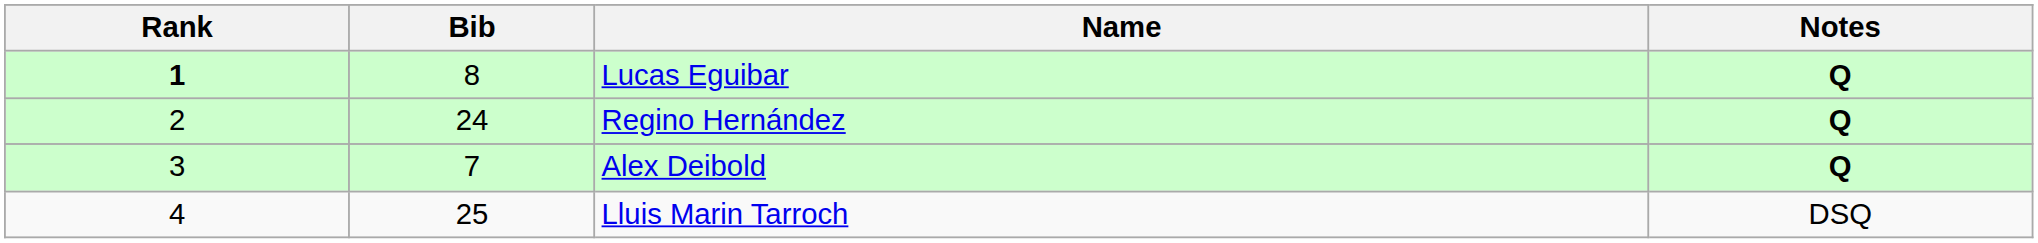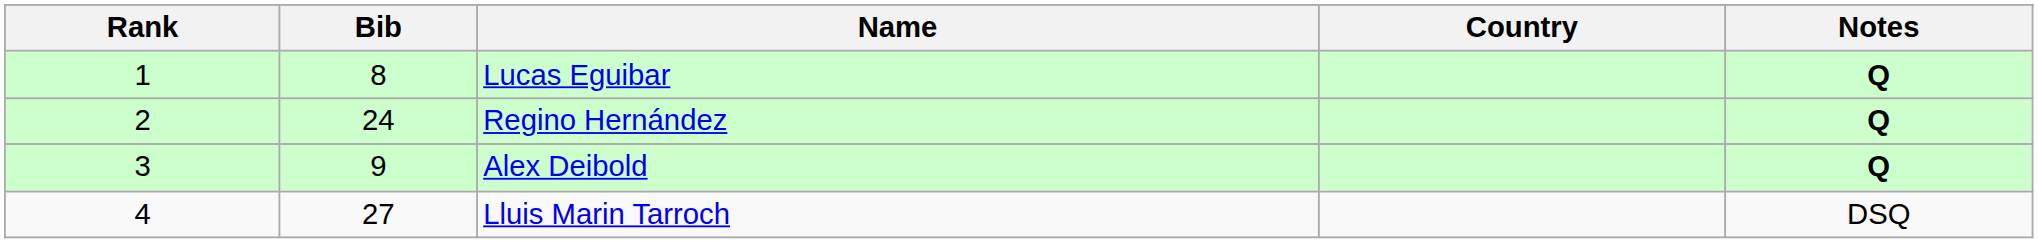+ column: (1522, 27)
(177, 74) bold -> (143, 74) normal
(472, 167) 7 -> (378, 167) 9
(472, 213) 25 -> (378, 213) 27
